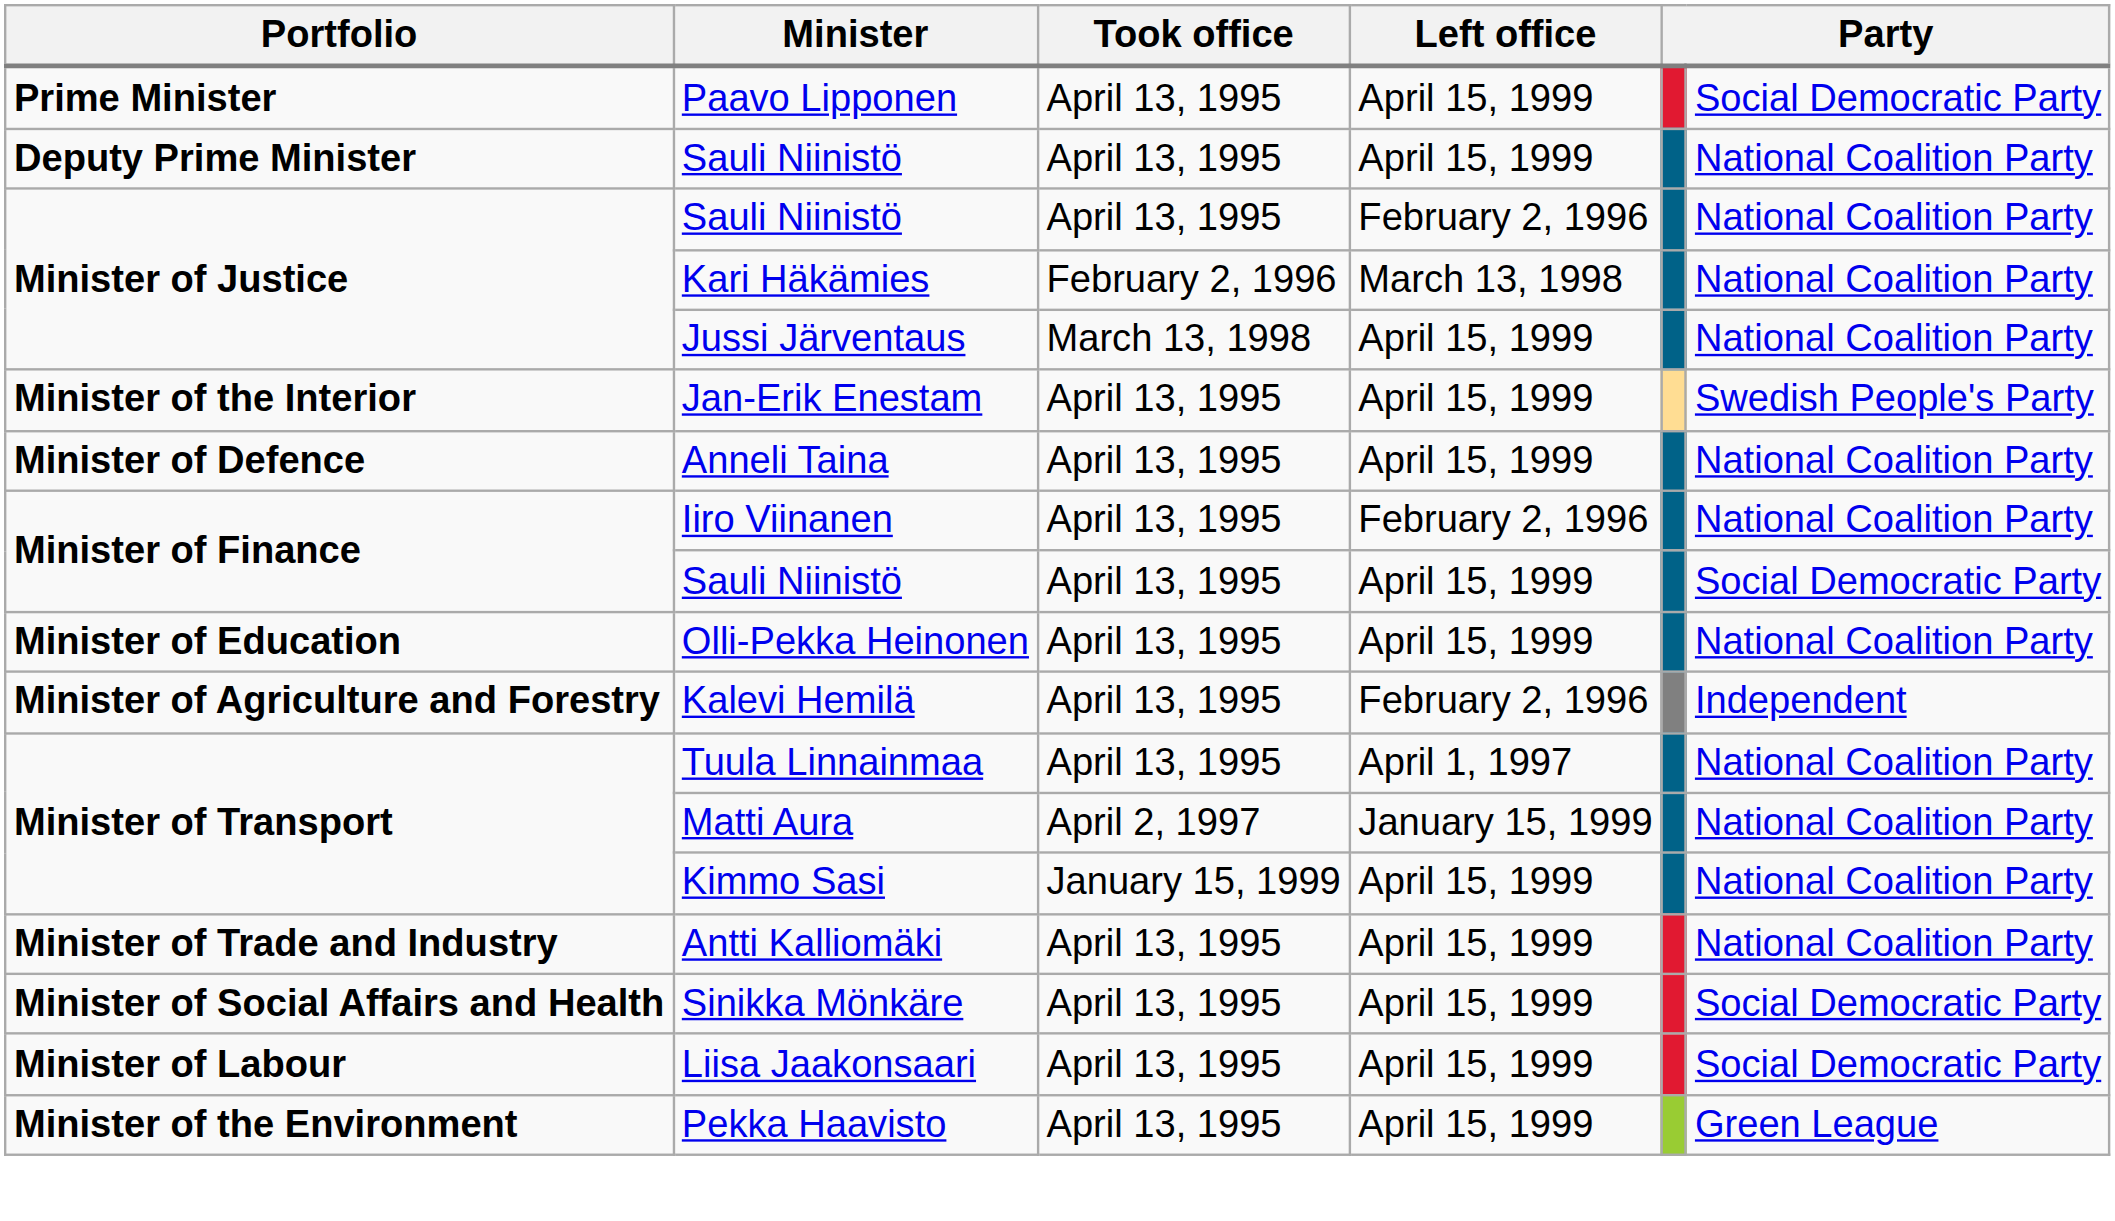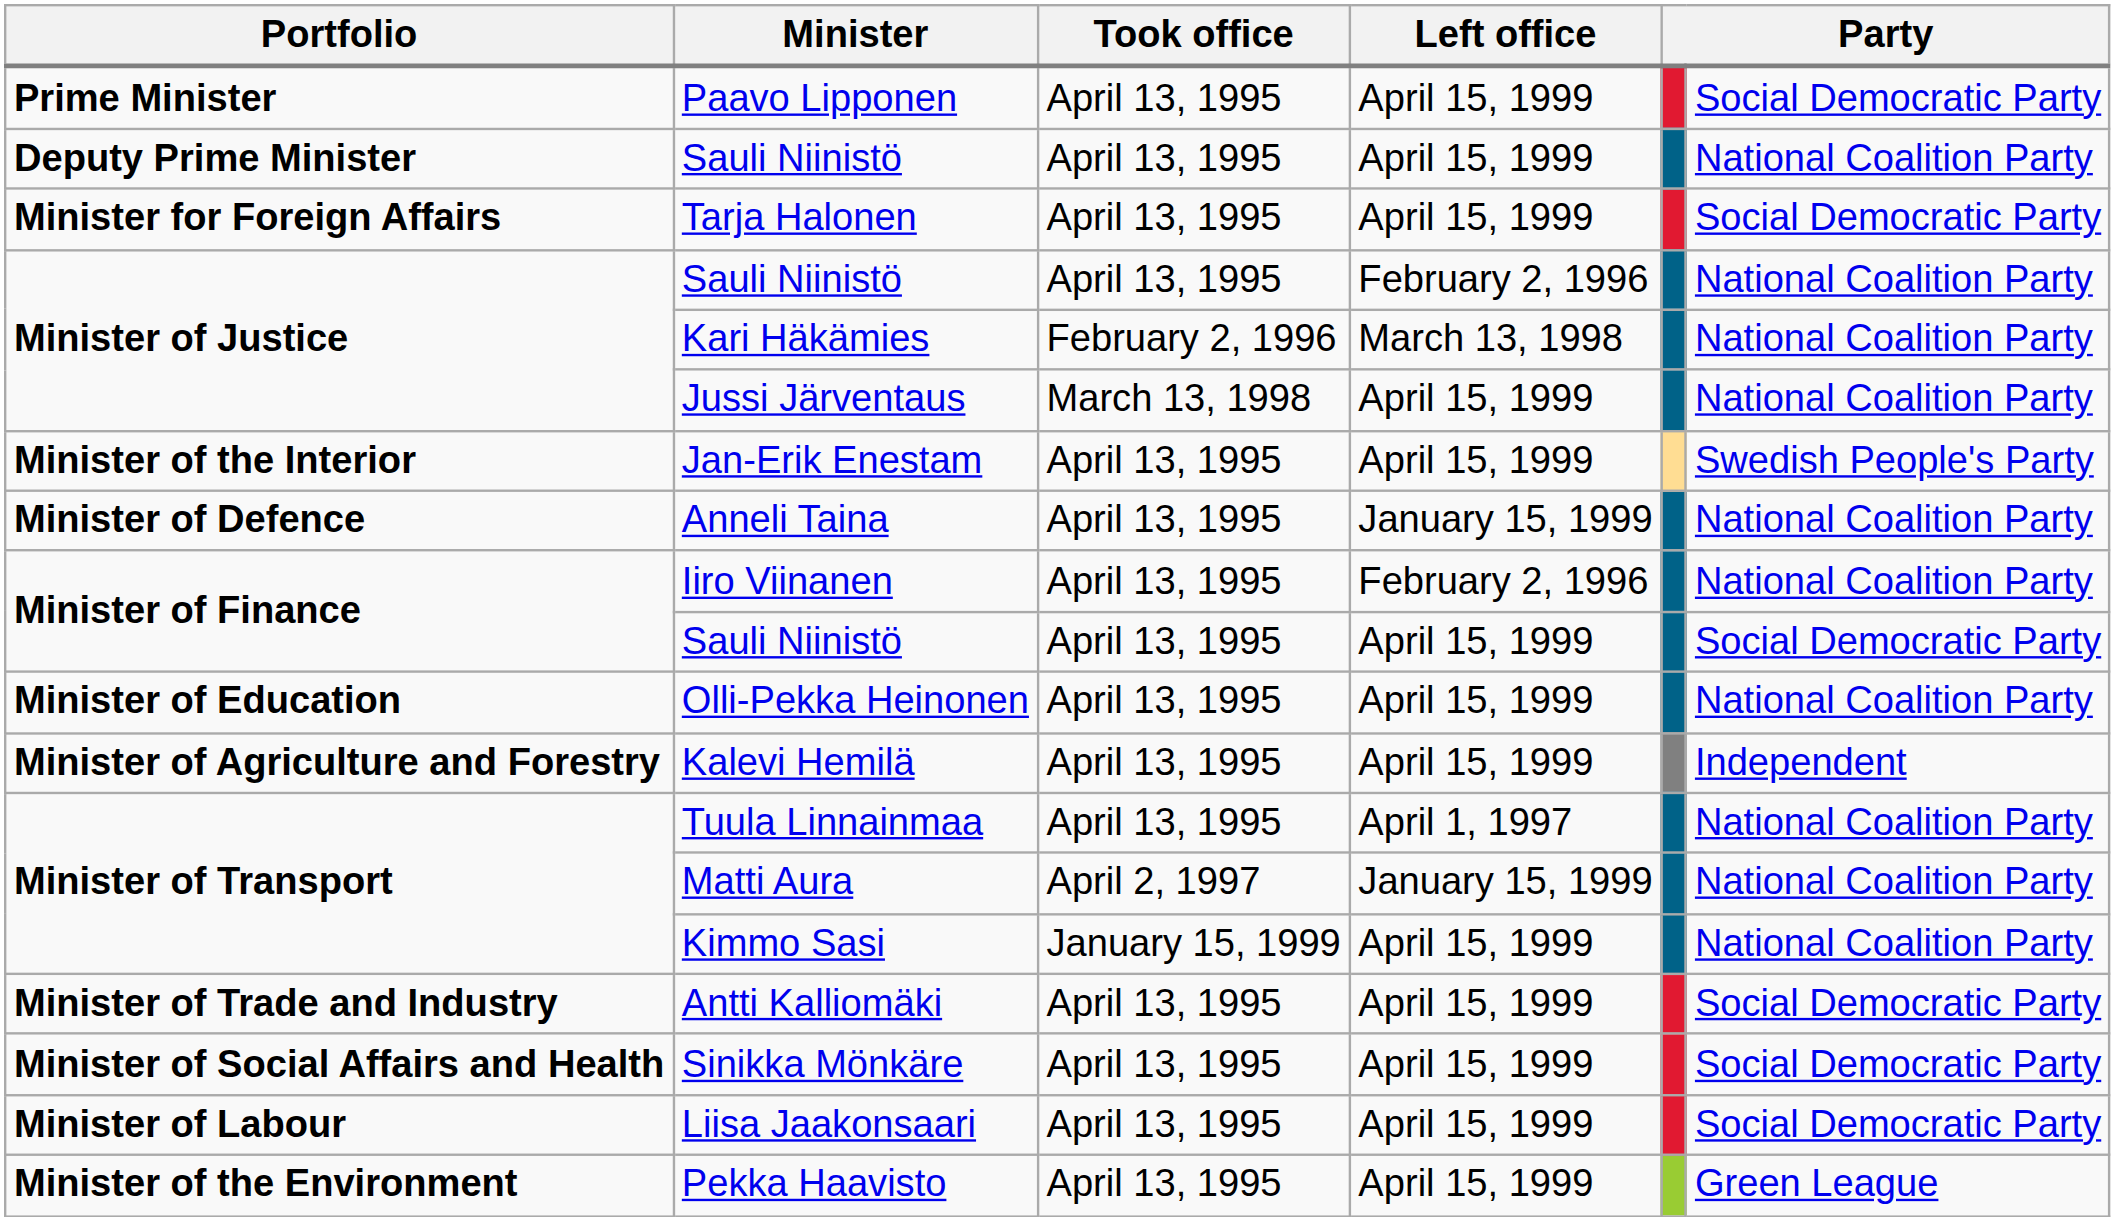+ row: (258, 218)
(1476, 459) April 15, 1999 -> (1506, 520) January 15, 1999
(1503, 701) February 2, 1996 -> (1476, 761) April 15, 1999
(1894, 942) National Coalition Party -> (1898, 1003) Social Democratic Party
